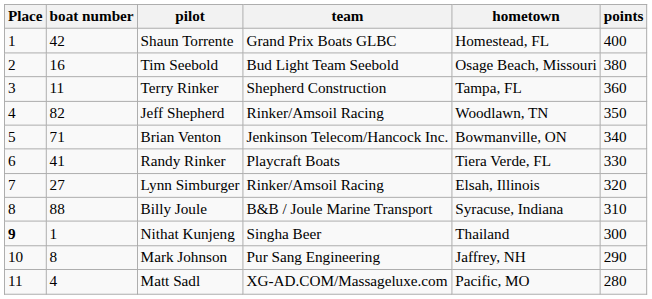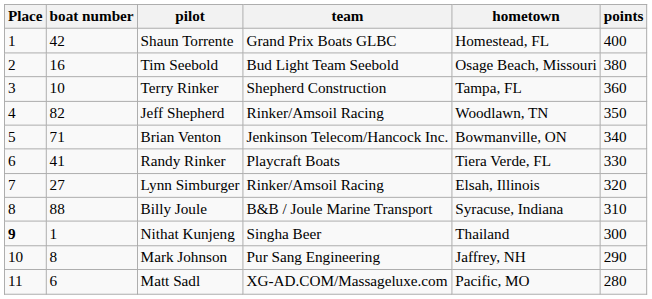(57, 88) 11 -> (57, 88) 10
(53, 281) 4 -> (53, 281) 6
